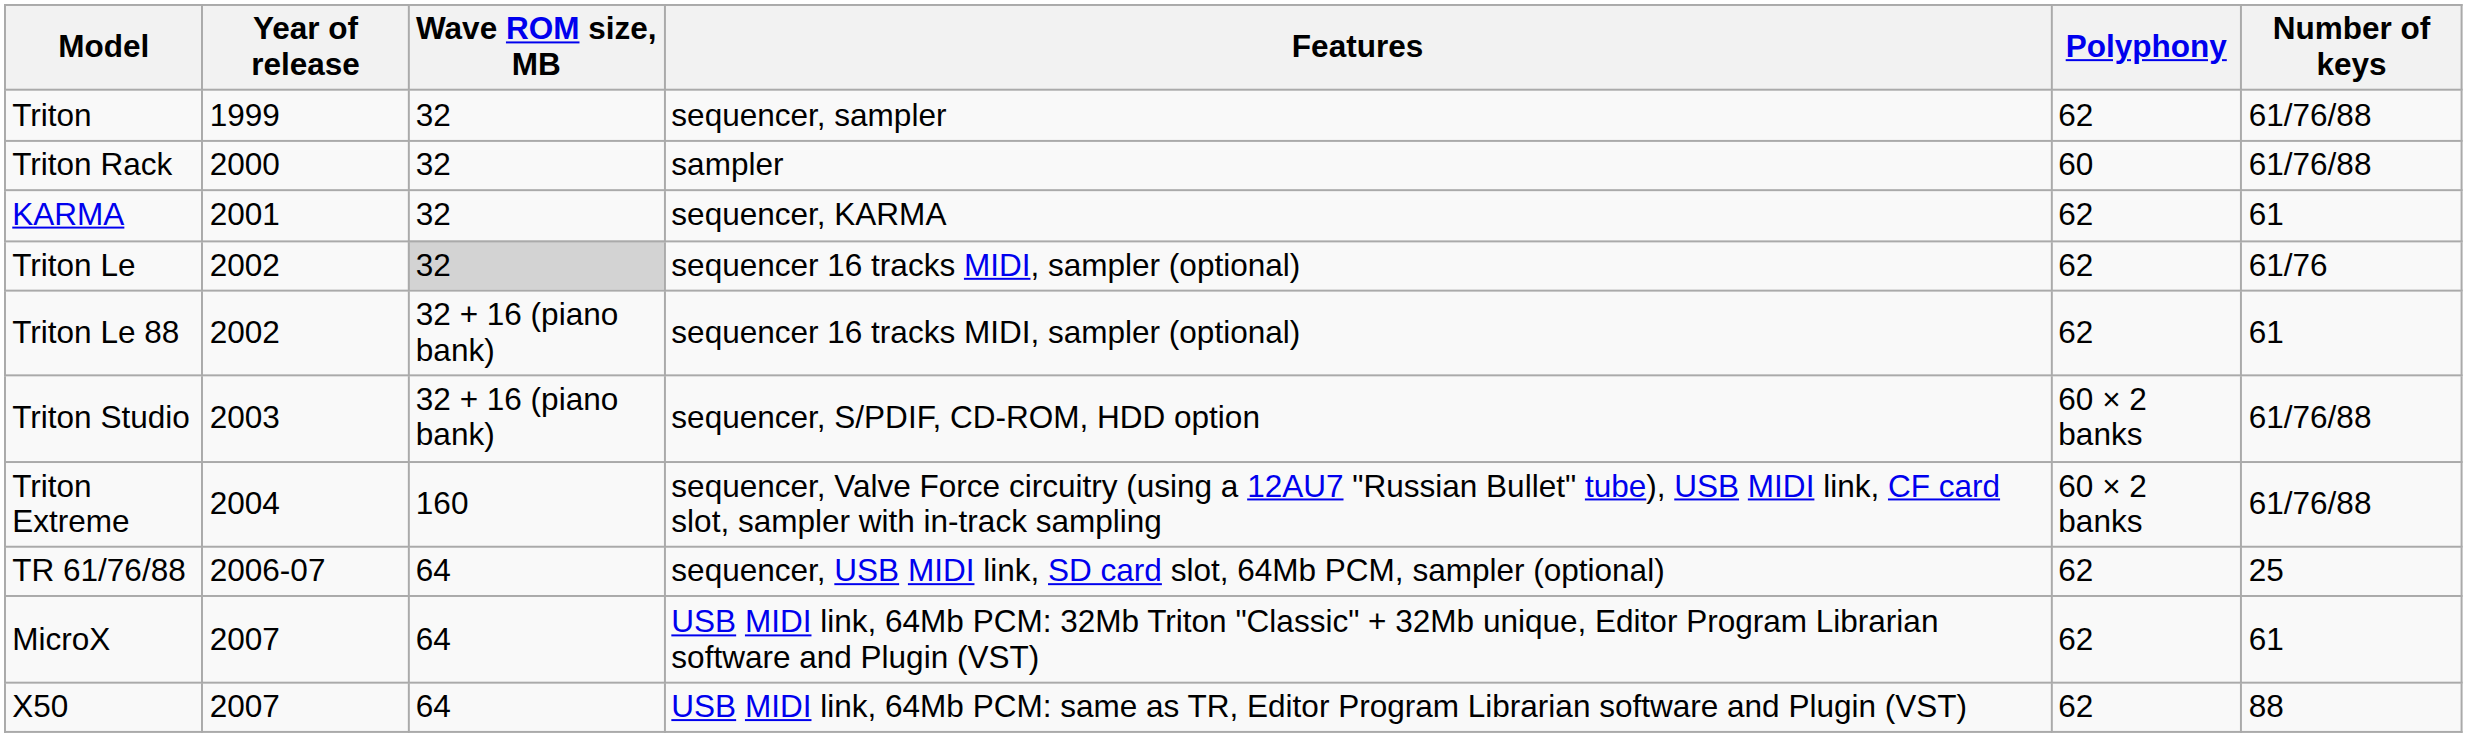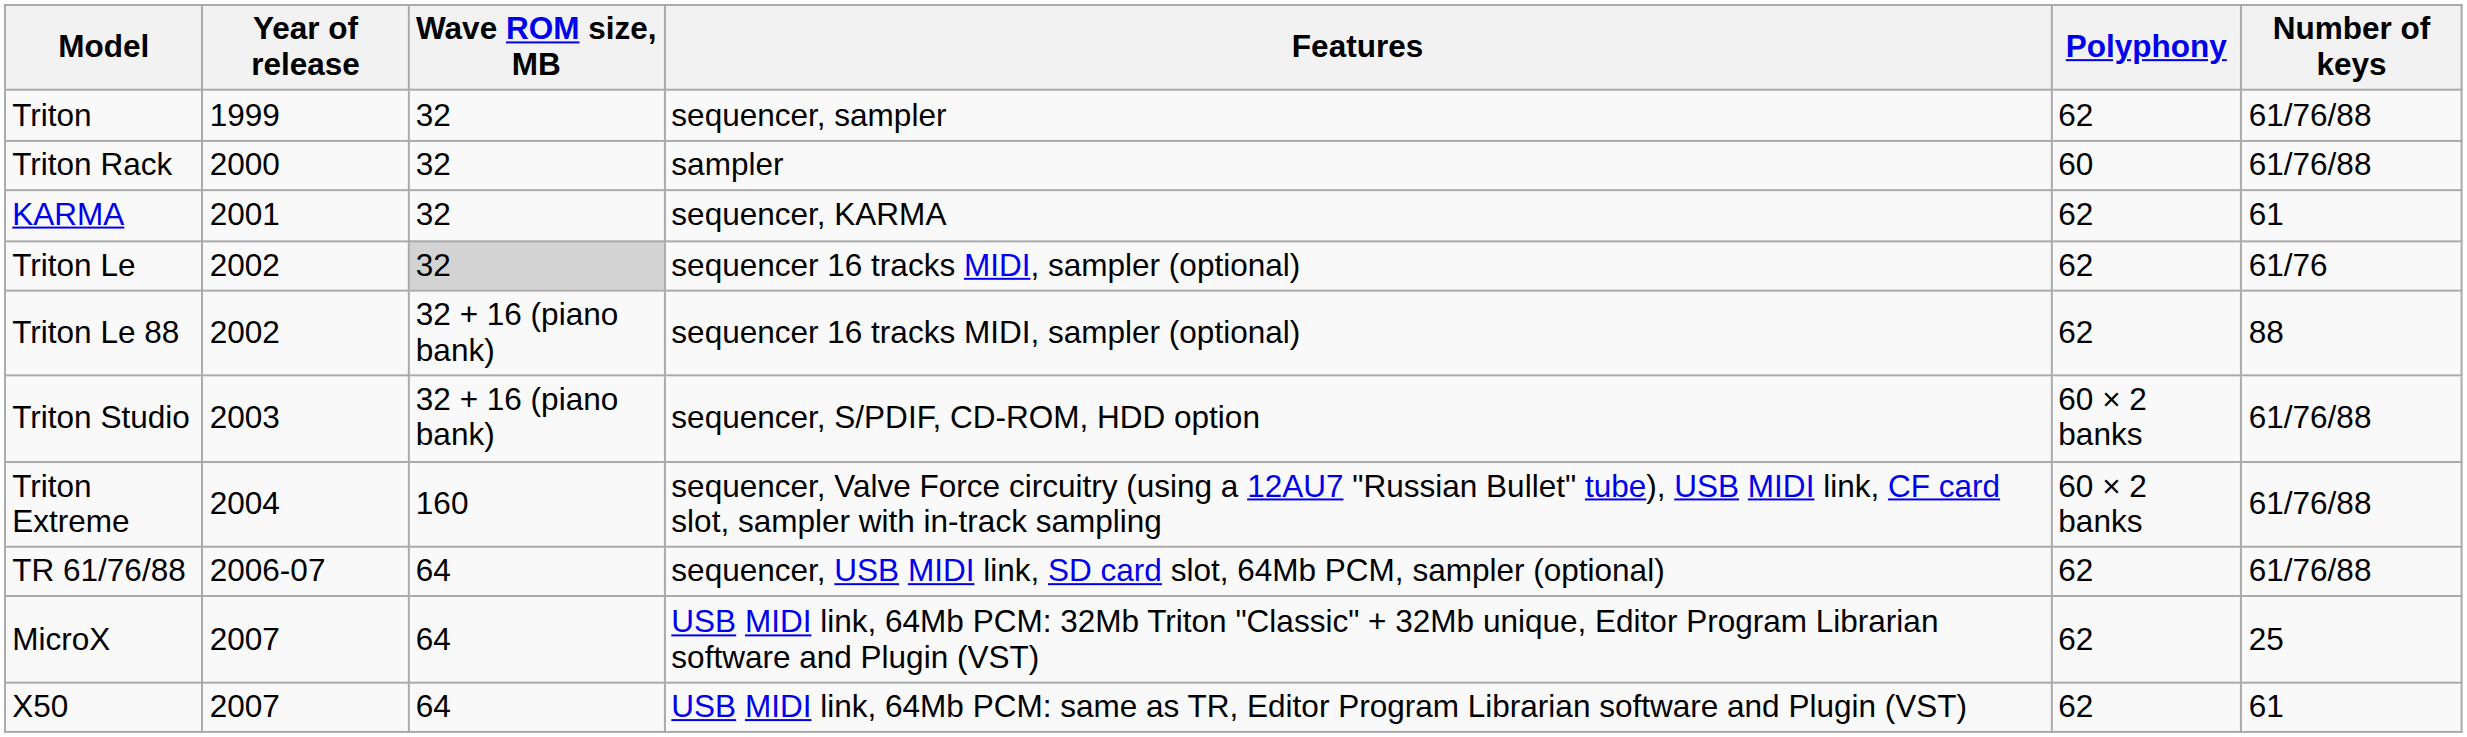(2266, 332) 61 -> (2266, 332) 88
(2266, 571) 25 -> (2310, 571) 61/76/88
(2266, 638) 61 -> (2266, 638) 25
(2266, 706) 88 -> (2266, 706) 61
